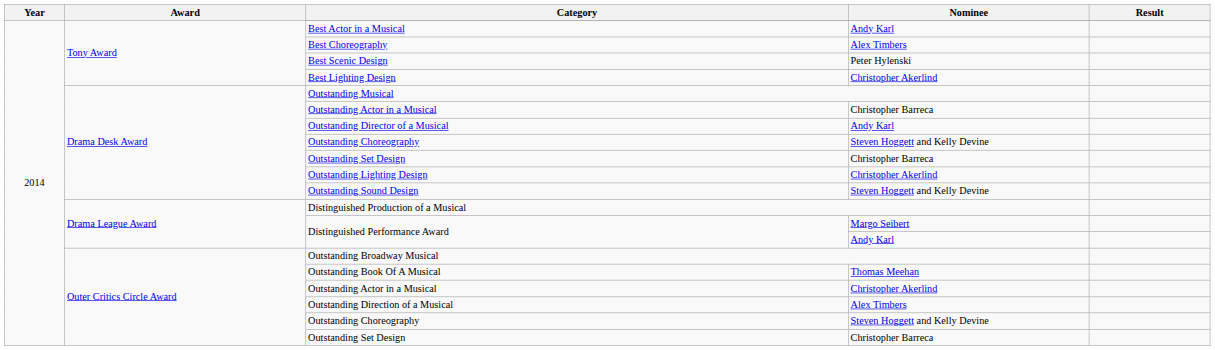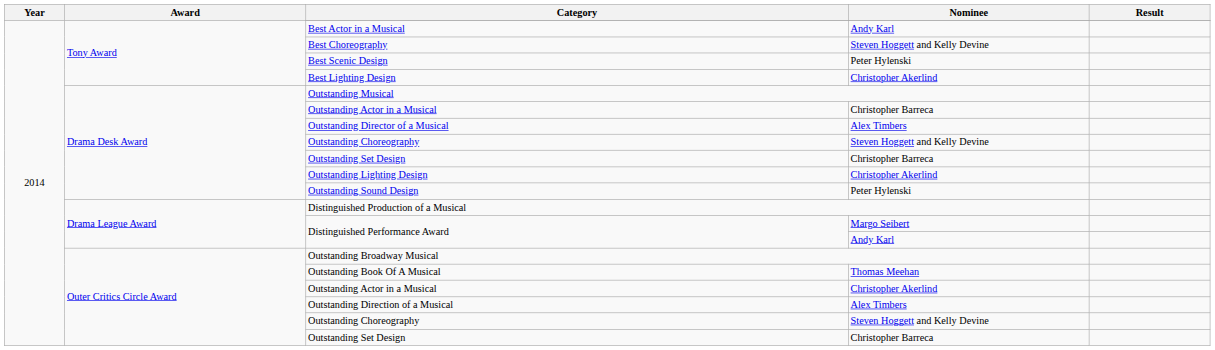(879, 45) Alex Timbers -> (920, 45) Steven Hoggett and Kelly Devine
(872, 126) Andy Karl -> (879, 126) Alex Timbers
(920, 191) Steven Hoggett and Kelly Devine -> (881, 191) Peter Hylenski
